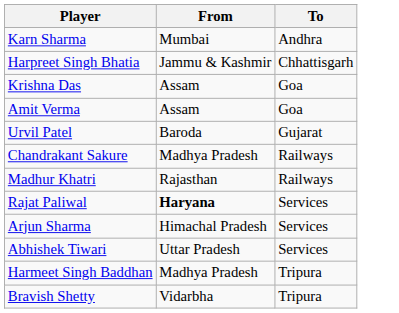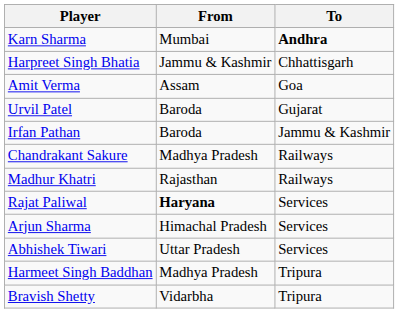(300, 39) normal -> (303, 39) bold
- row: (44, 86)
+ row: (44, 132)
